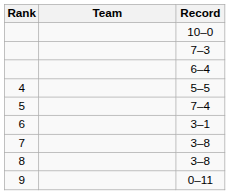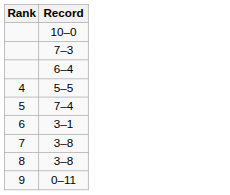- column: (107, 13)
